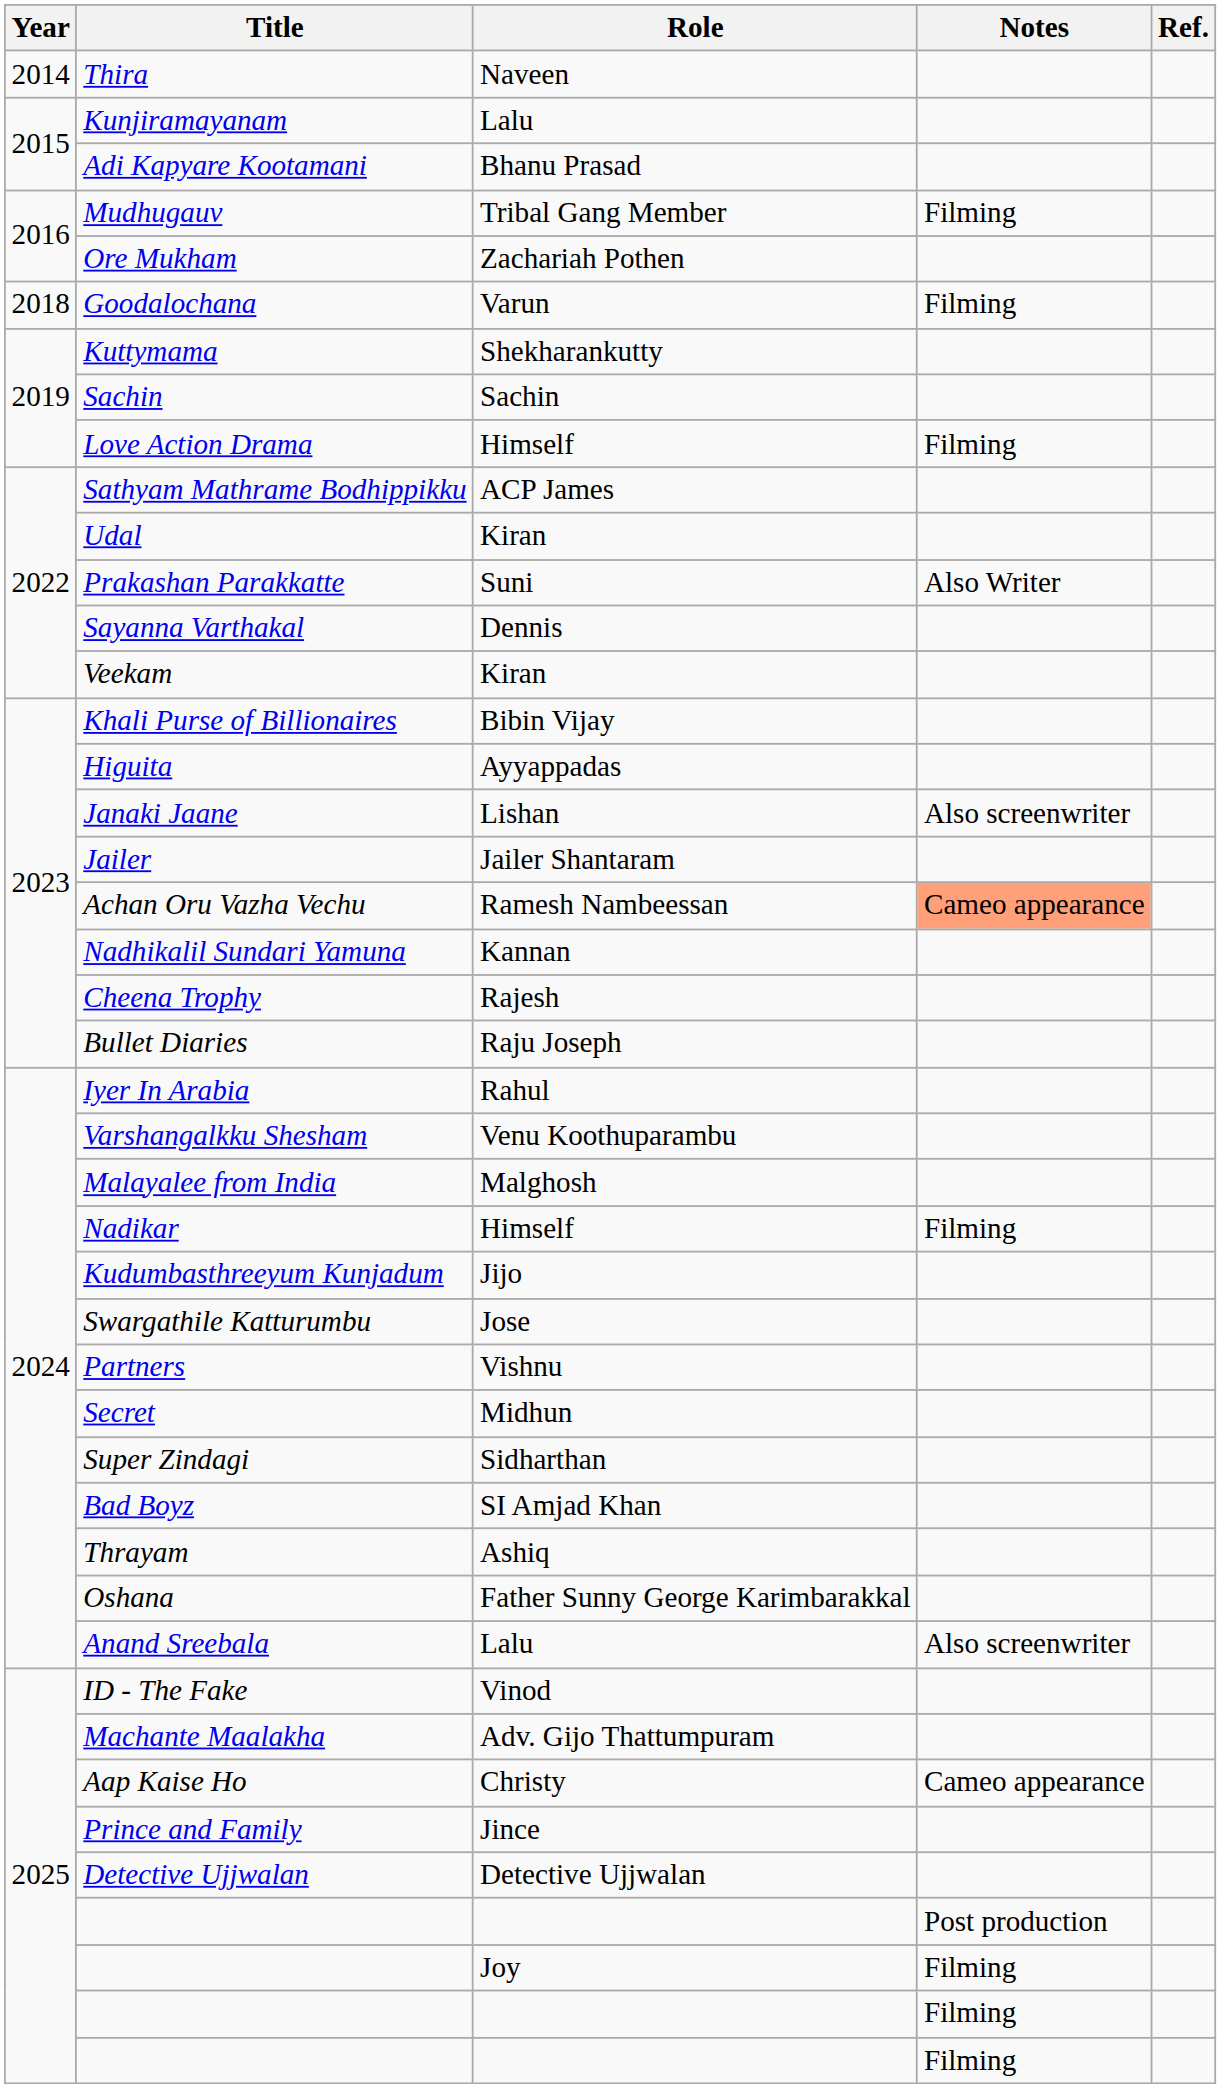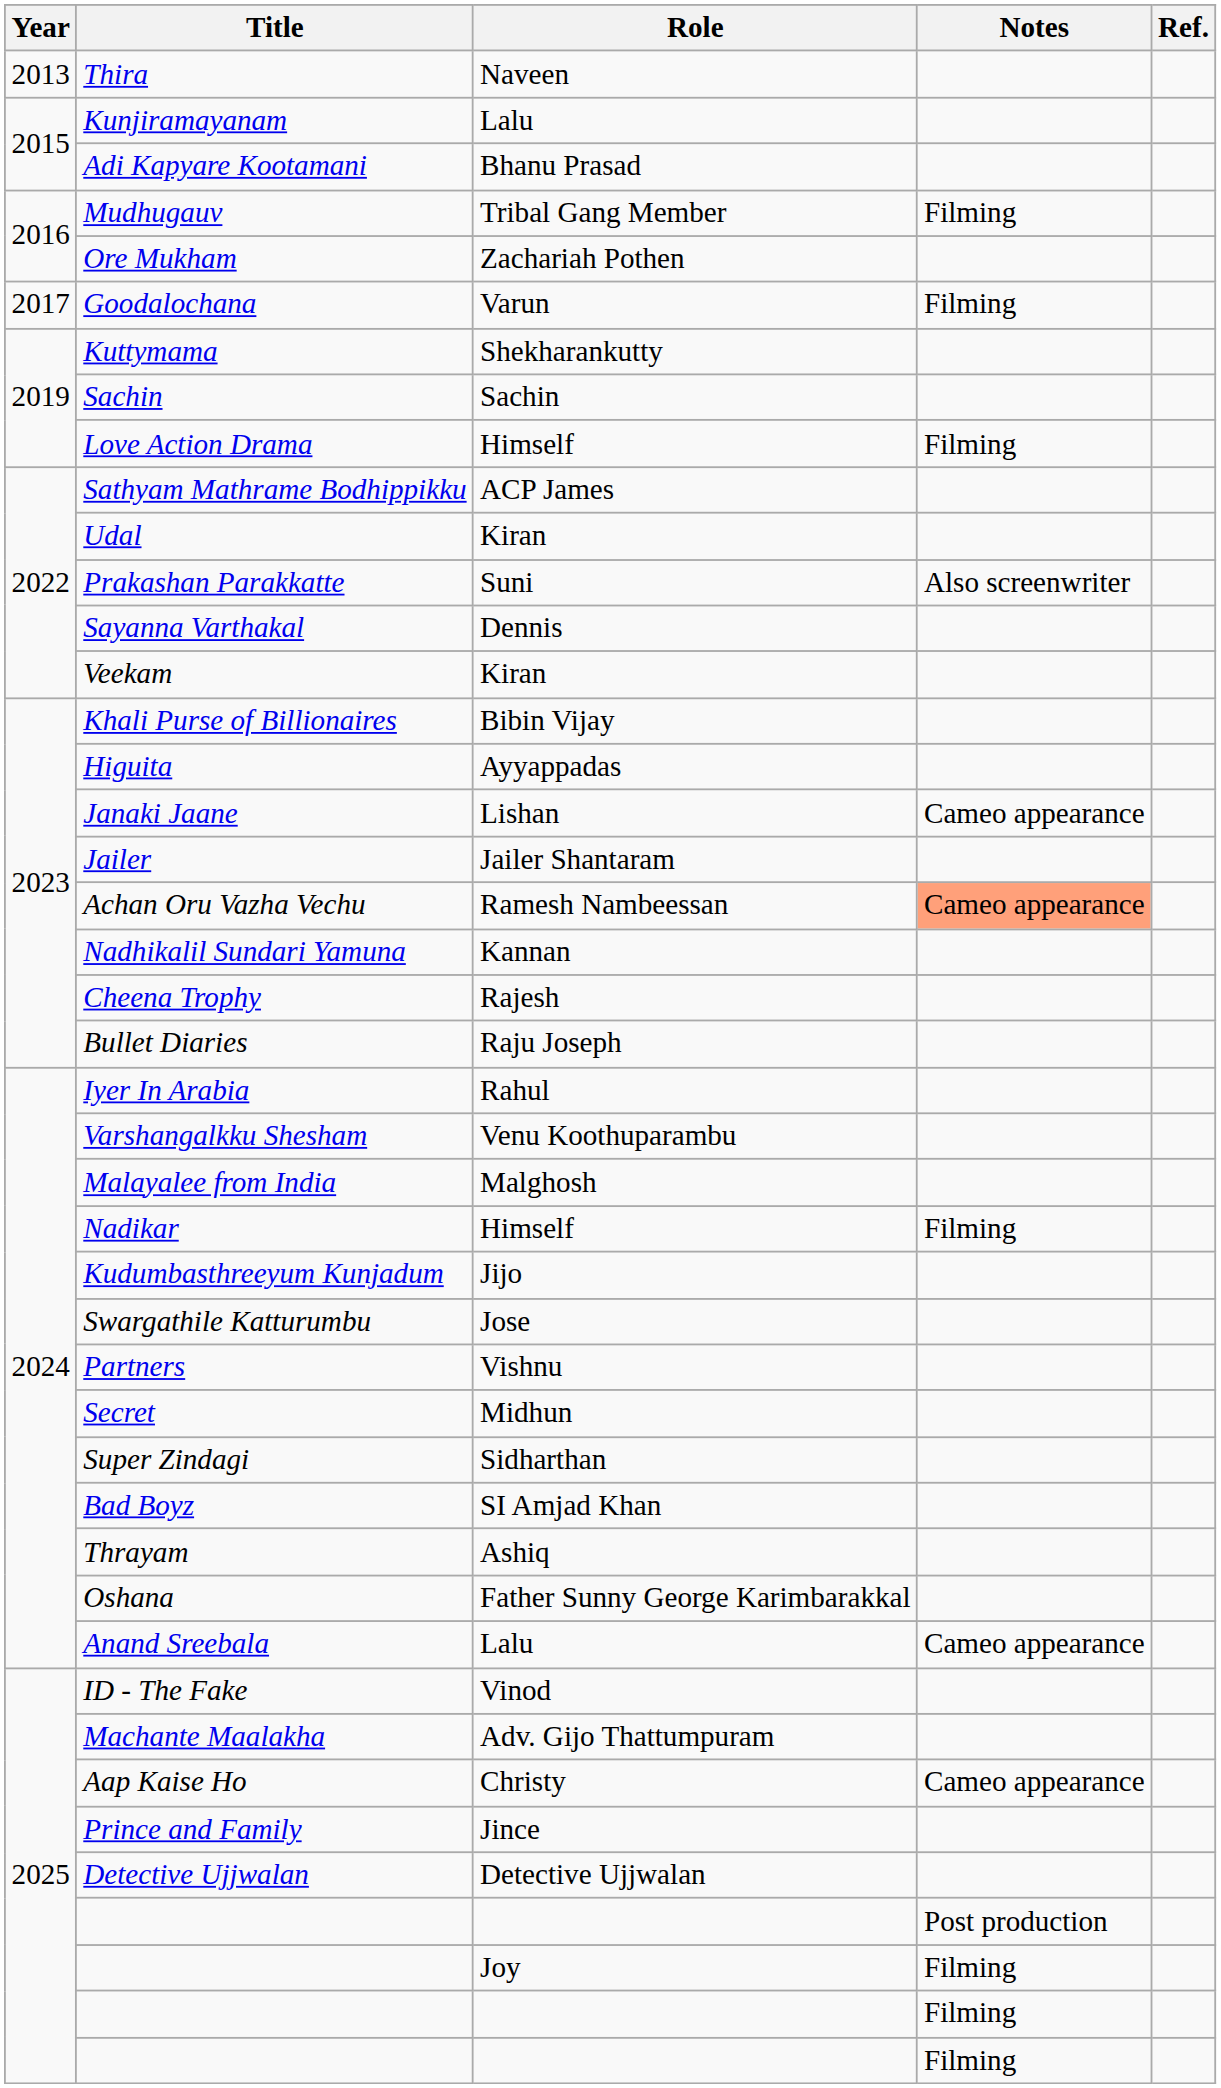(41, 73) 2014 -> (41, 73) 2013
(41, 304) 2018 -> (41, 304) 2017
(992, 581) Also Writer -> (1027, 581) Also screenwriter
(1027, 812) Also screenwriter -> (1034, 812) Cameo appearance
(1027, 1643) Also screenwriter -> (1034, 1643) Cameo appearance
